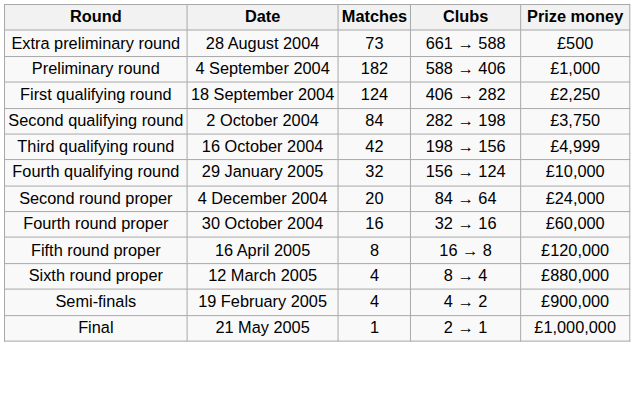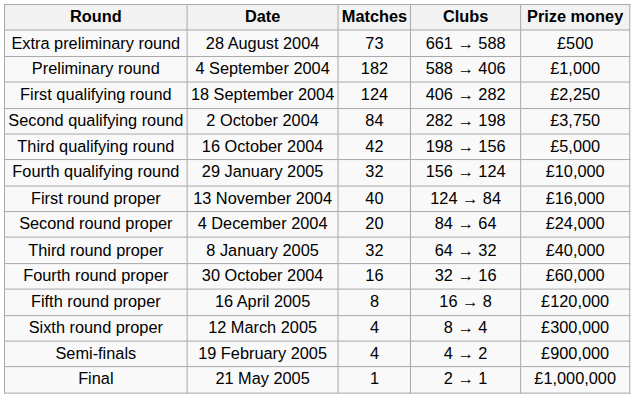(575, 146) £4,999 -> (575, 146) £5,000
+ row: (96, 198)
+ row: (96, 250)
(575, 276) £880,000 -> (575, 328) £300,000
